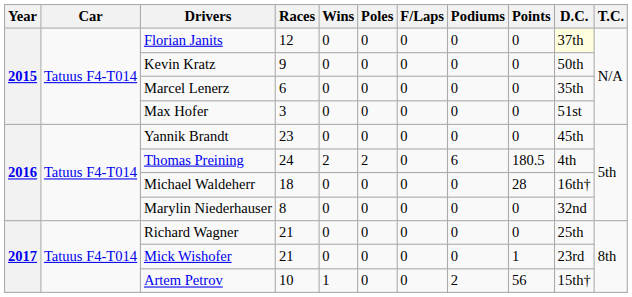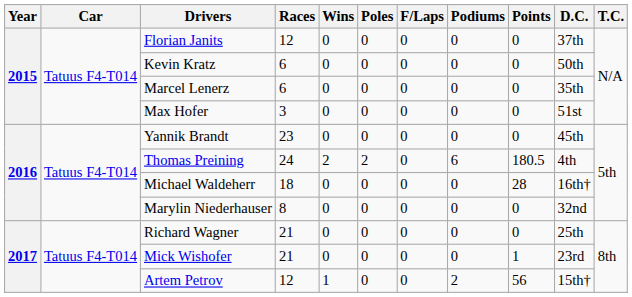(571, 40) lightyellow background -> (571, 40) no background
(283, 64) 9 -> (283, 64) 6
(286, 280) 10 -> (286, 280) 12
